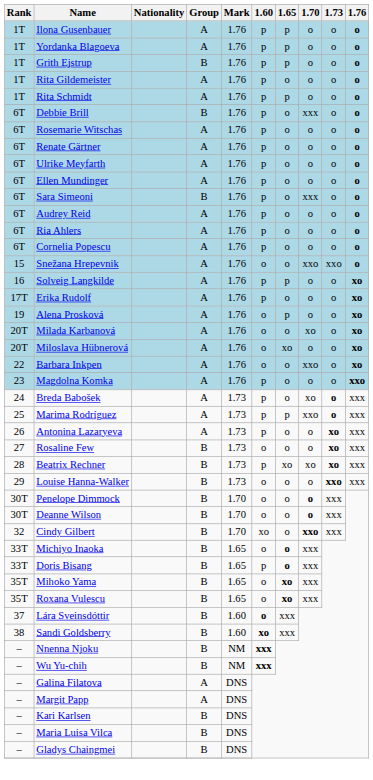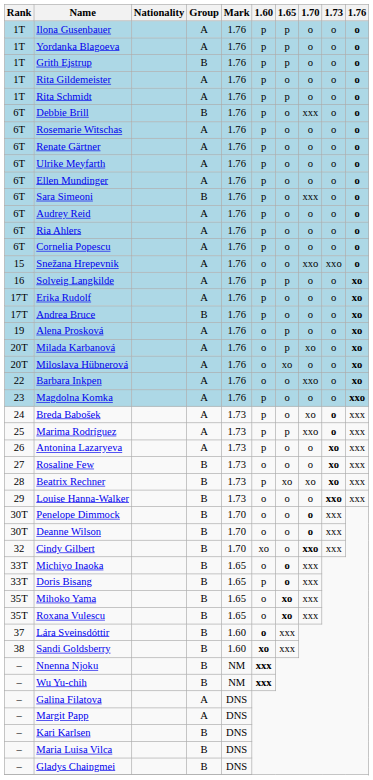+ row: (66, 314)
(287, 331) o -> (287, 347) p
